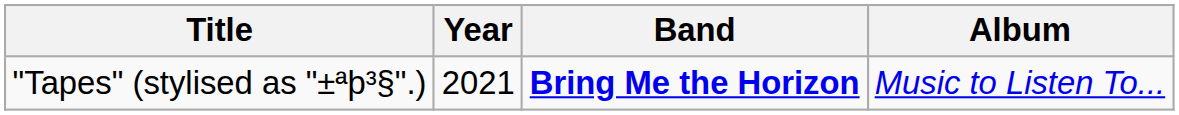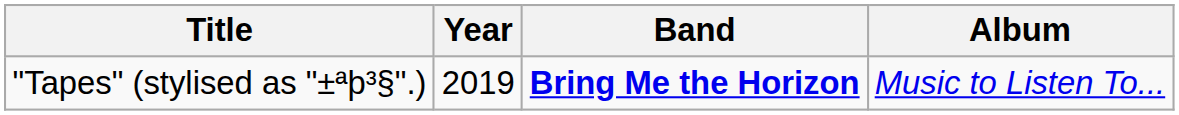(478, 82) 2021 -> (478, 82) 2019
